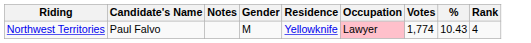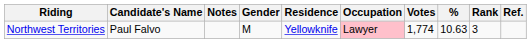+ column: (513, 13)
(454, 30) 10.43 -> (454, 30) 10.63
(475, 30) 4 -> (475, 30) 3
